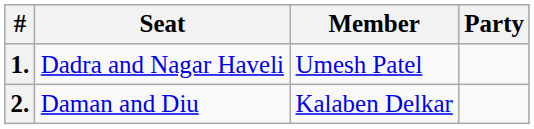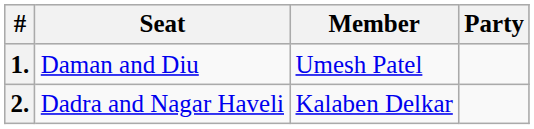(162, 63) Dadra and Nagar Haveli -> (120, 63) Daman and Diu
(120, 103) Daman and Diu -> (162, 103) Dadra and Nagar Haveli
